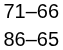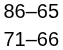rows swapped: (31, 39) <-> (31, 11)
